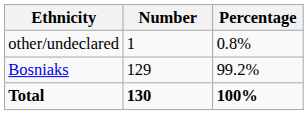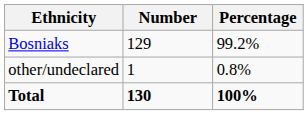rows swapped: (39, 69) <-> (64, 43)
